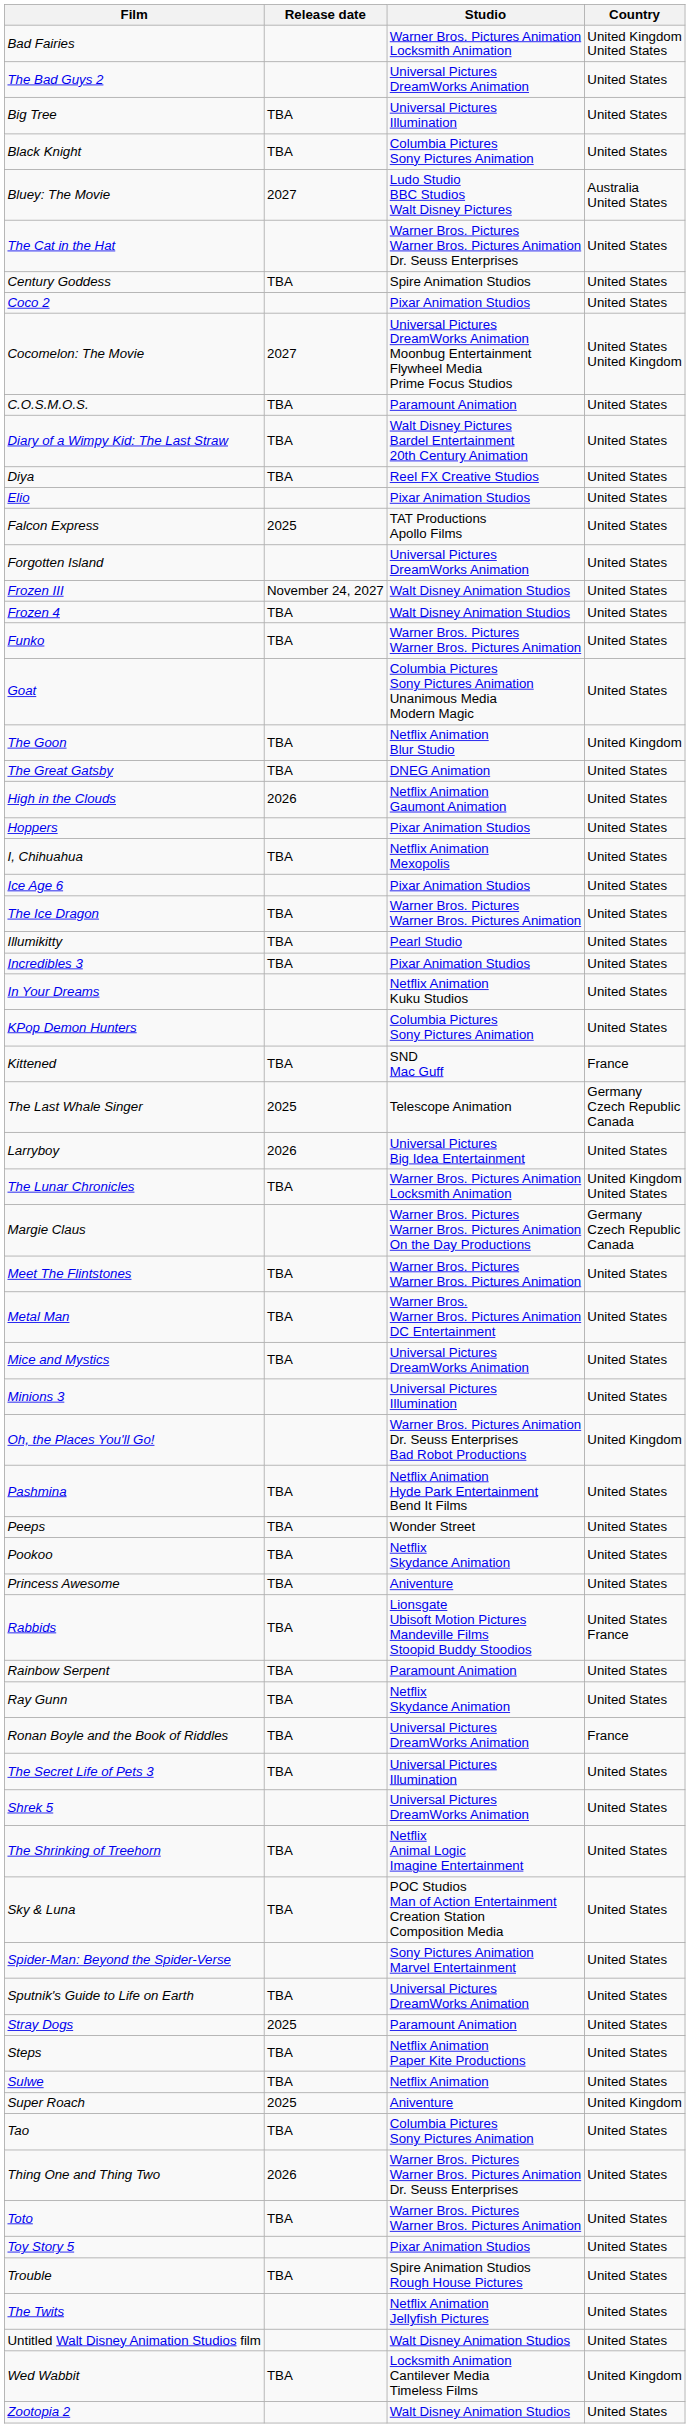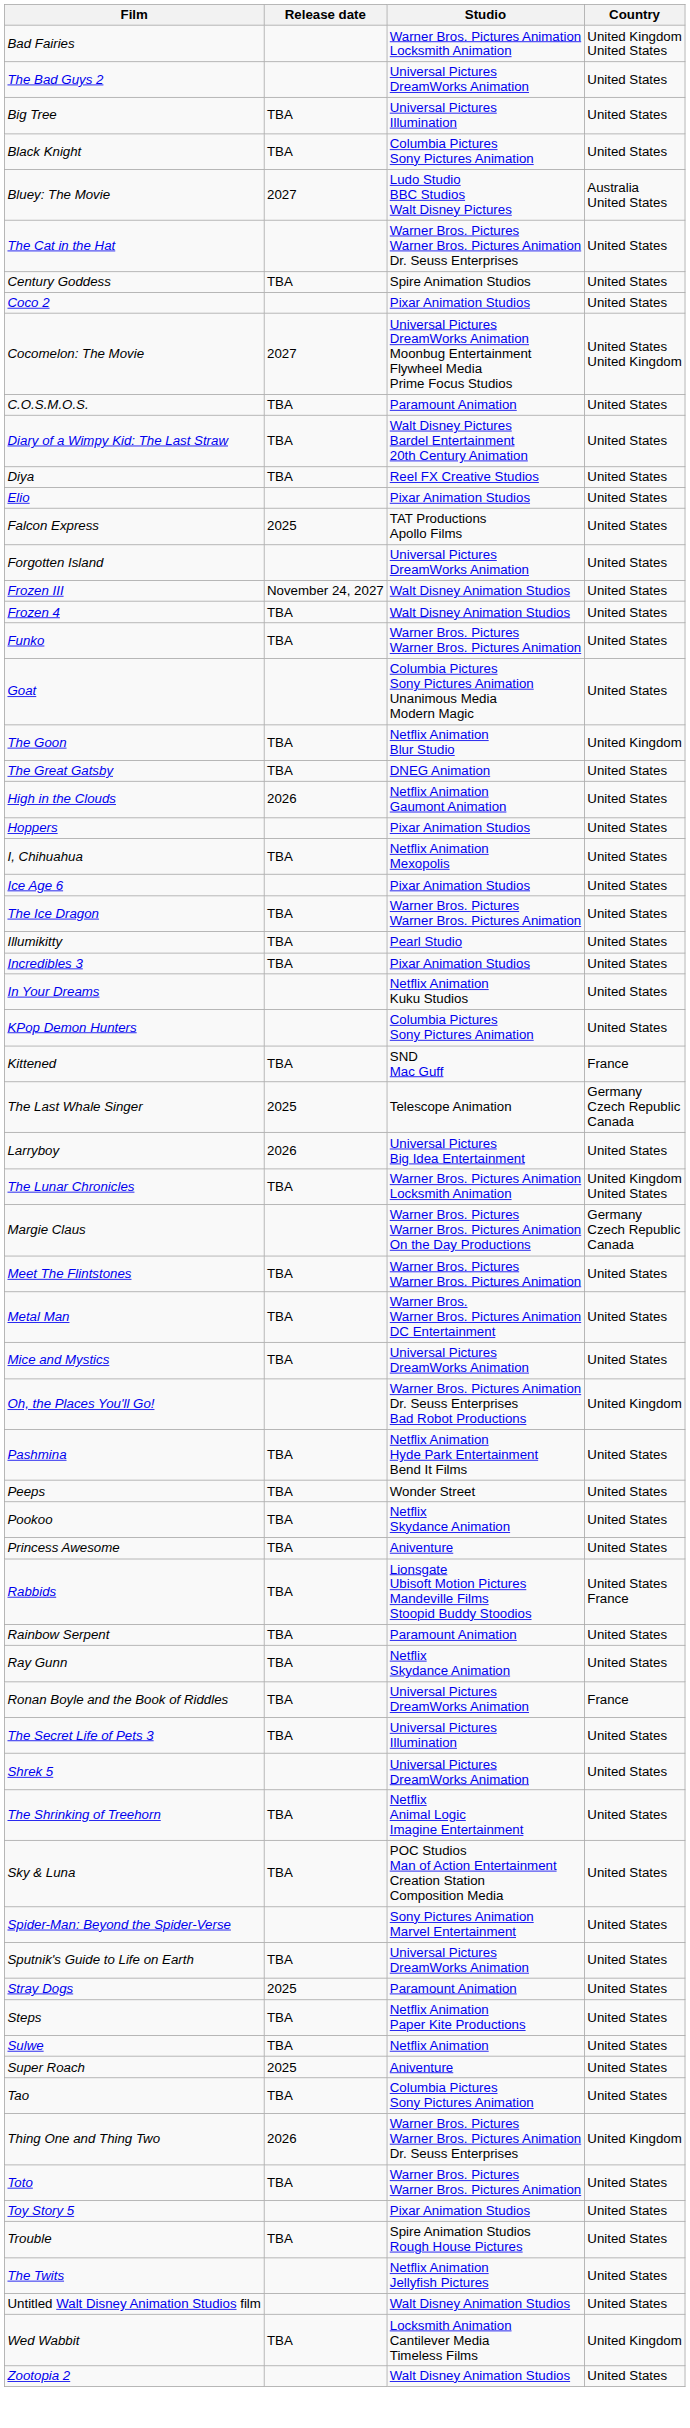- row: (36, 1396)
(635, 2103) United Kingdom -> (627, 2067) United States
(627, 2175) United States -> (635, 2139) United Kingdom
